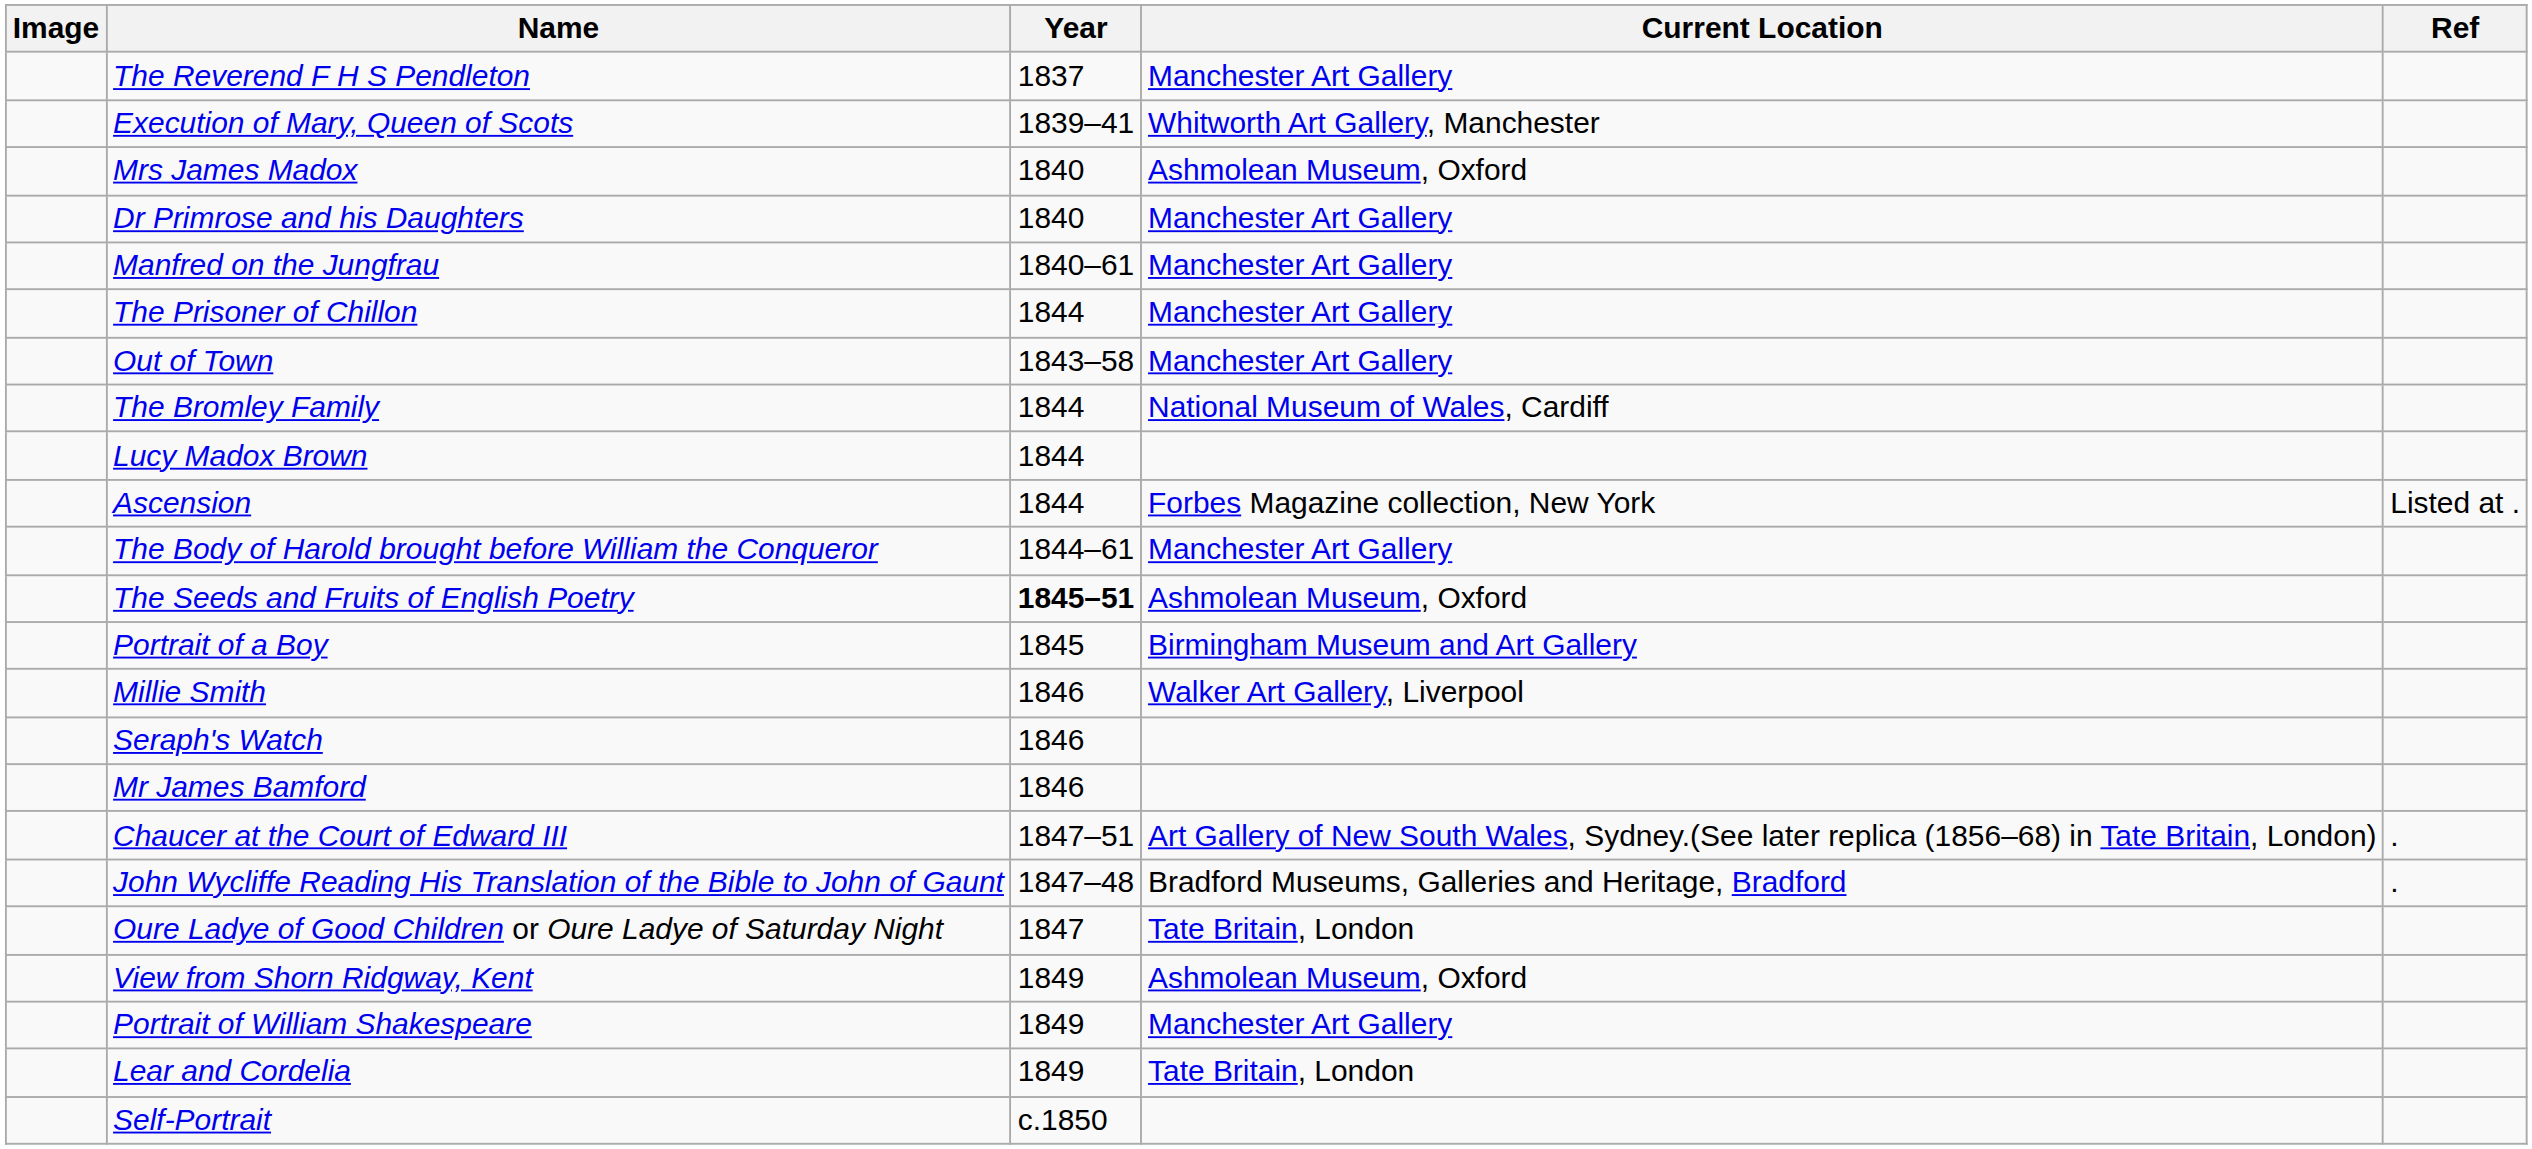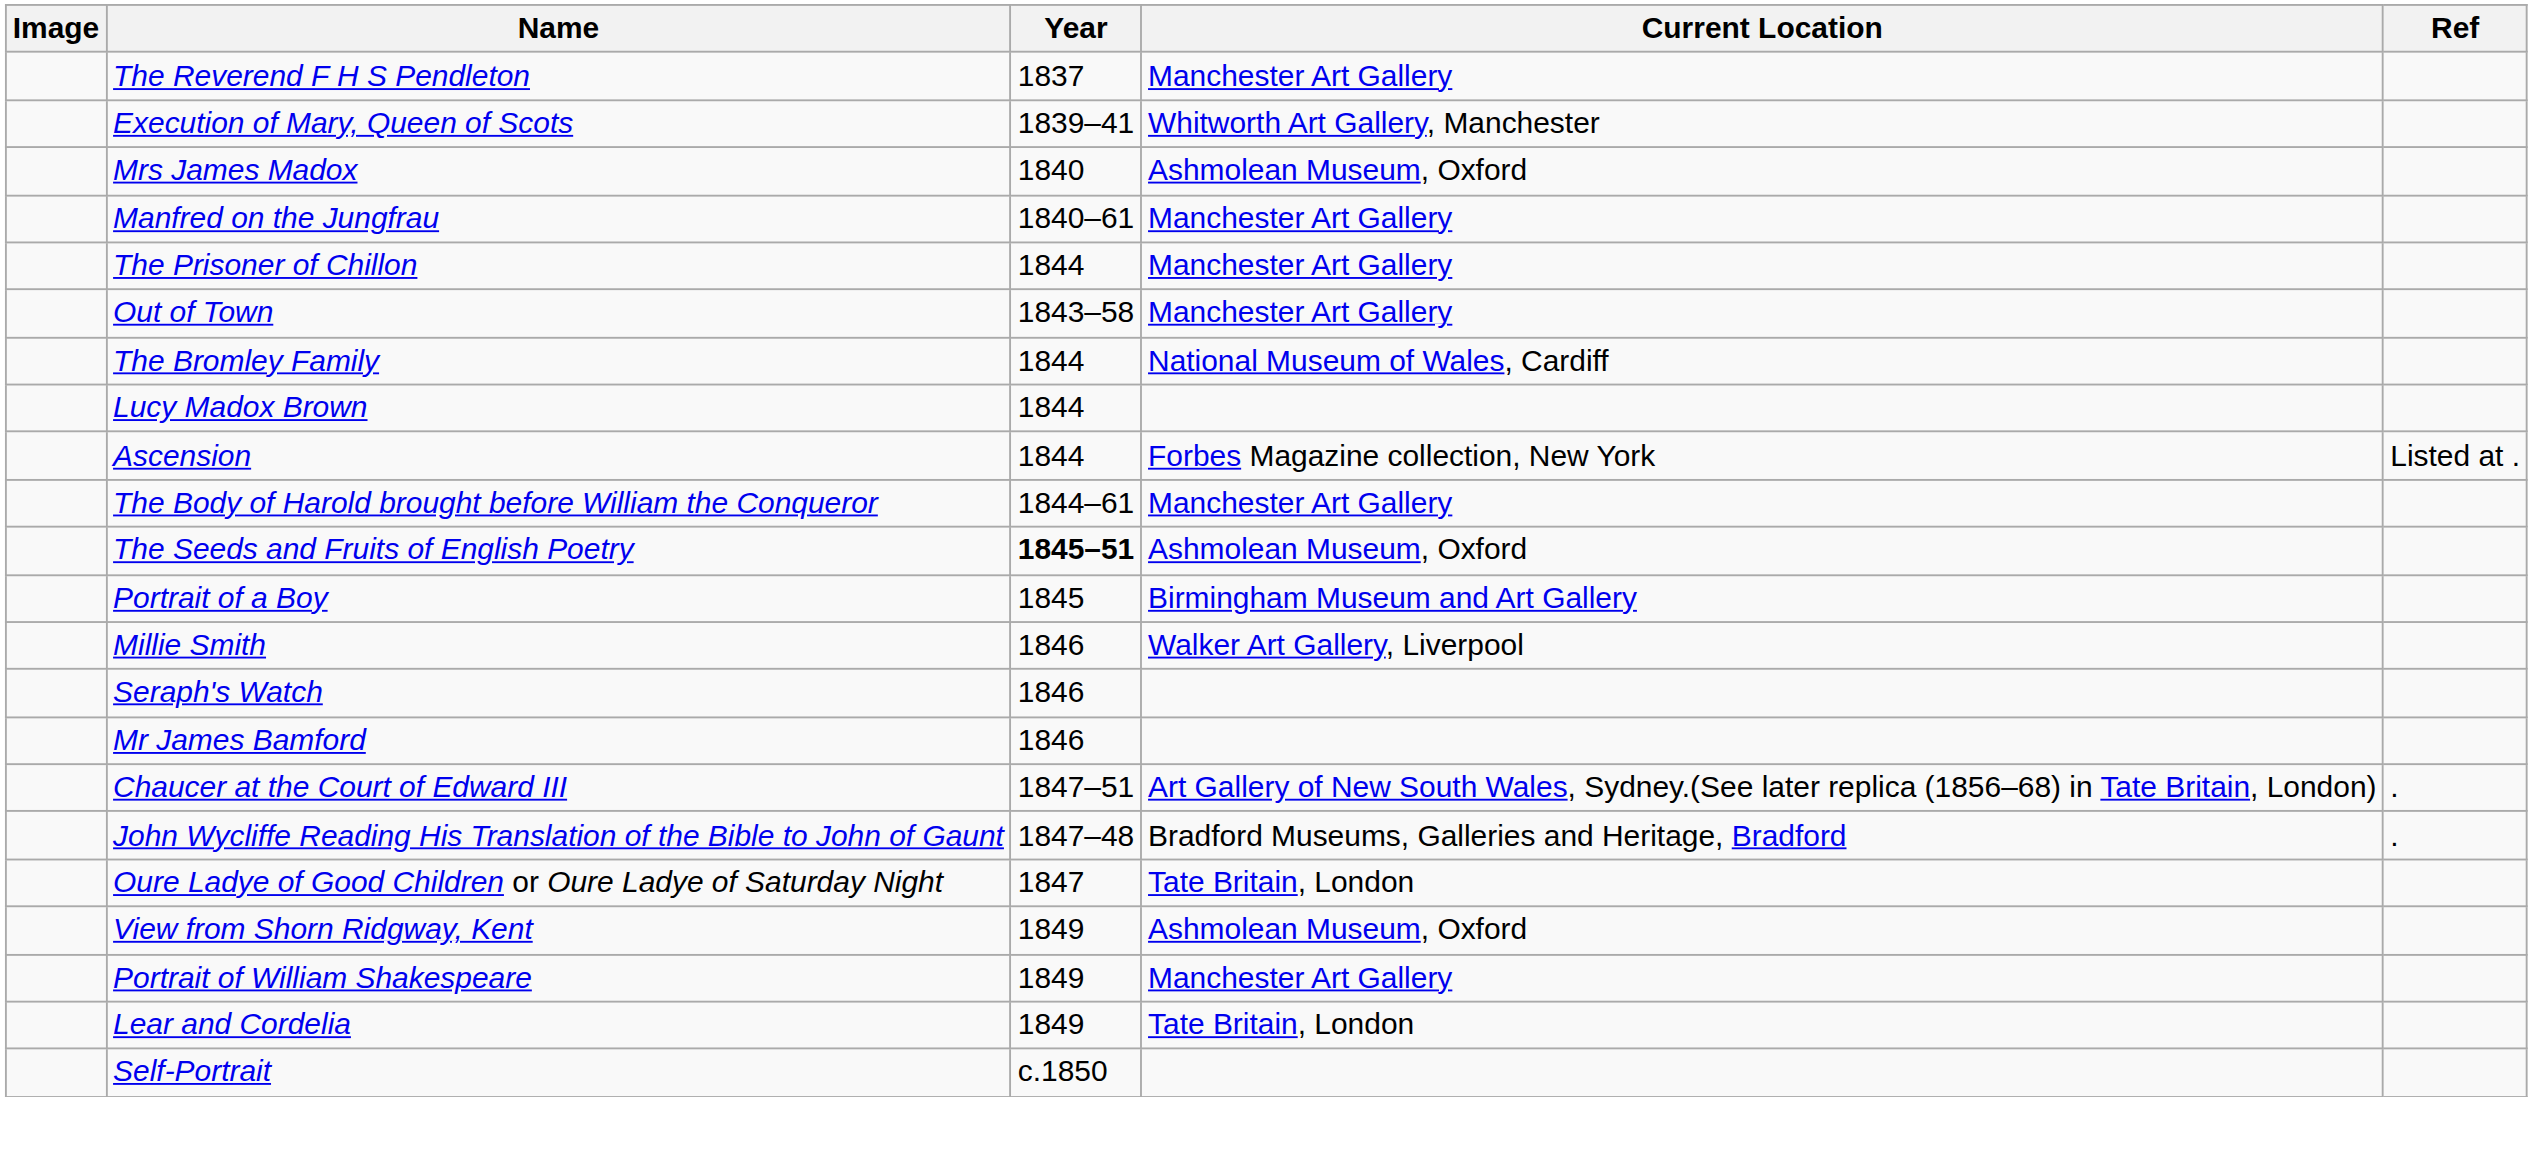- row: (318, 218)
